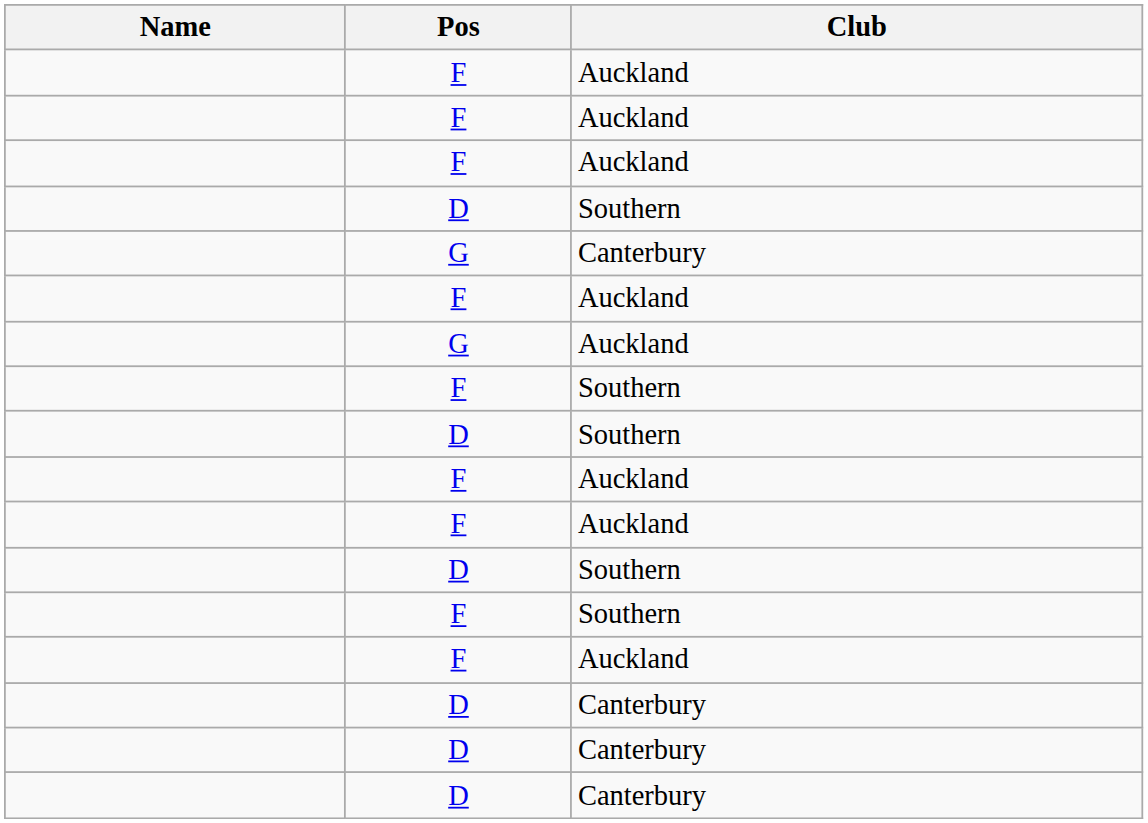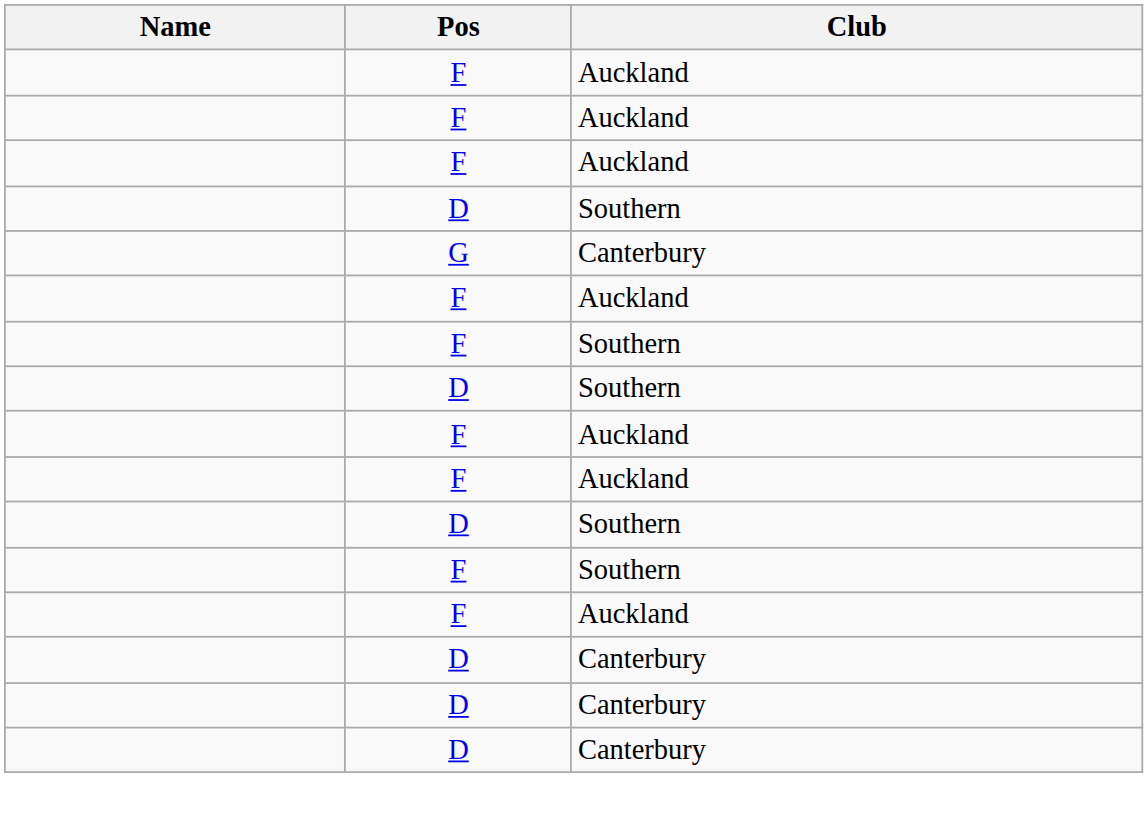- row: (458, 343)
